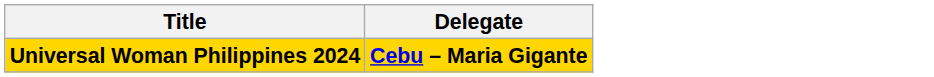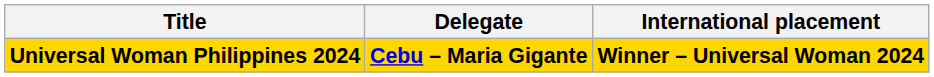+ column: (761, 22)
